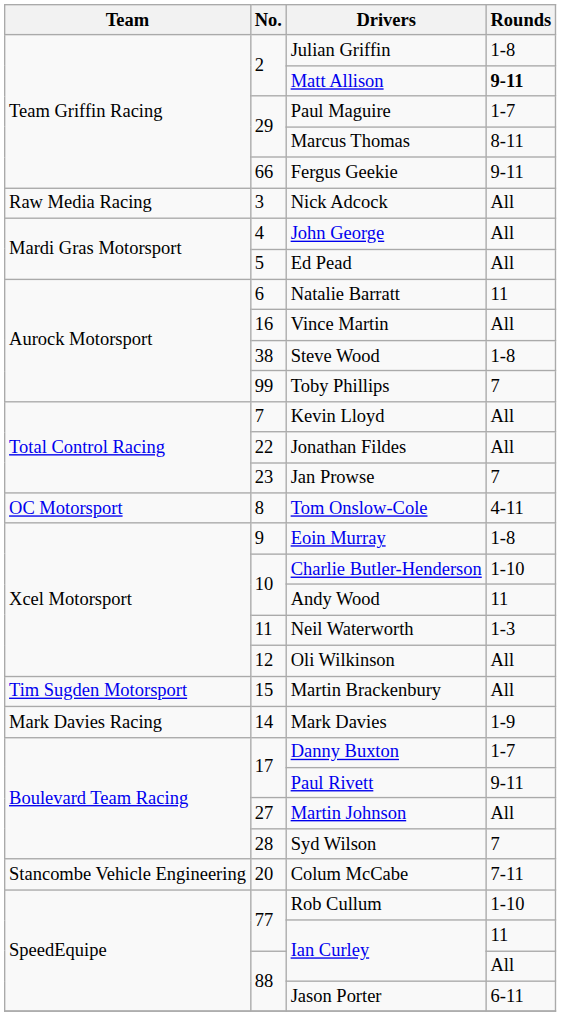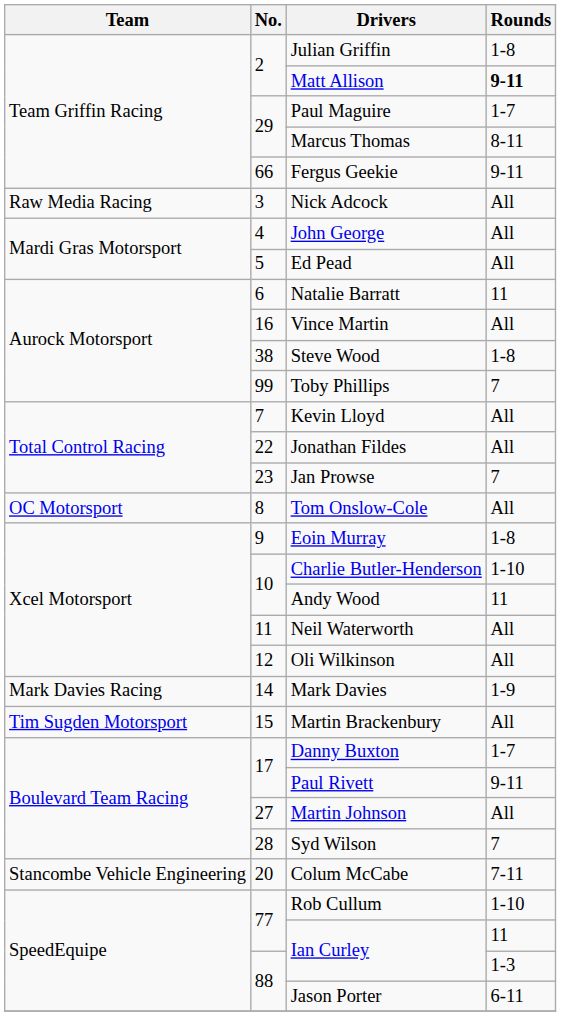(507, 507) 4-11 -> (502, 507) All
(503, 629) 1-3 -> (502, 629) All
rows swapped: (264, 721) <-> (264, 690)
(502, 965) All -> (503, 965) 1-3
